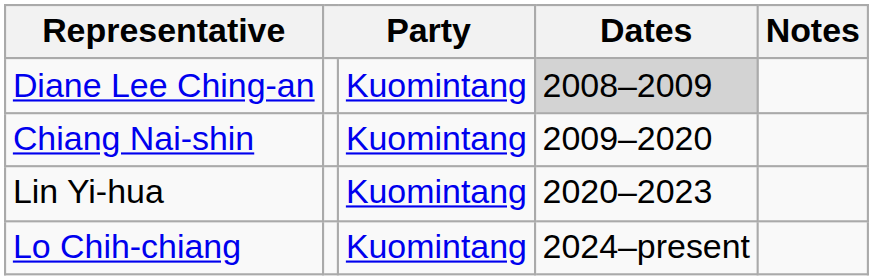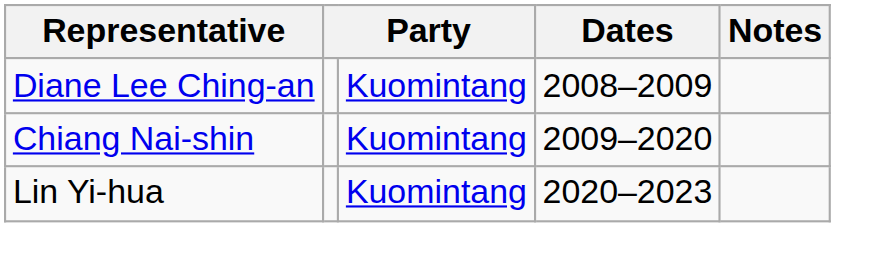(627, 85) lightgrey background -> (627, 85) no background
- row: (127, 246)
